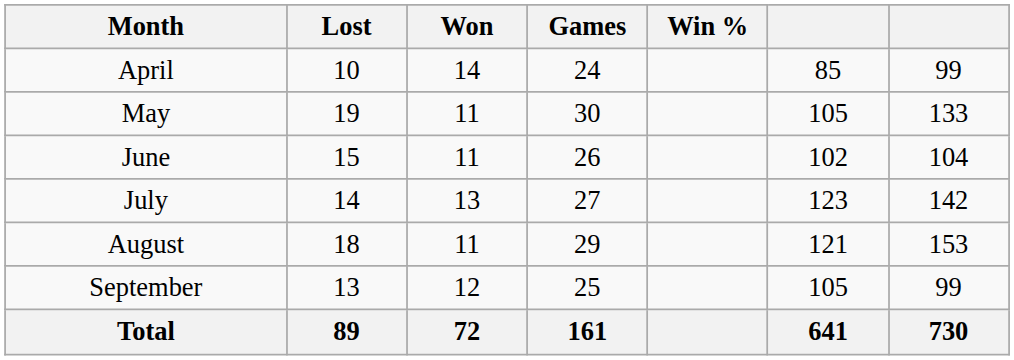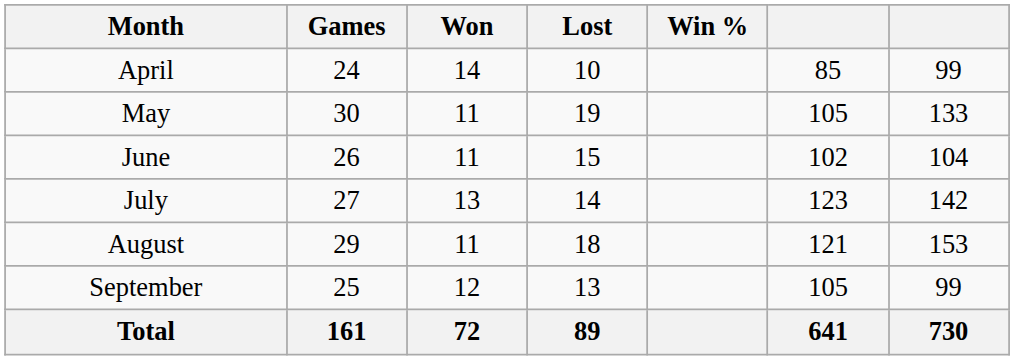columns swapped: (587, 26) <-> (347, 26)
